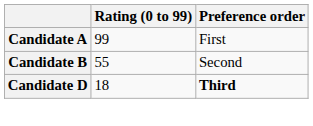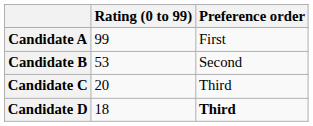(102, 62) 55 -> (102, 62) 53
+ row: (48, 86)
